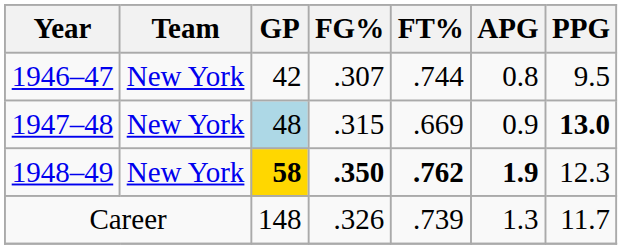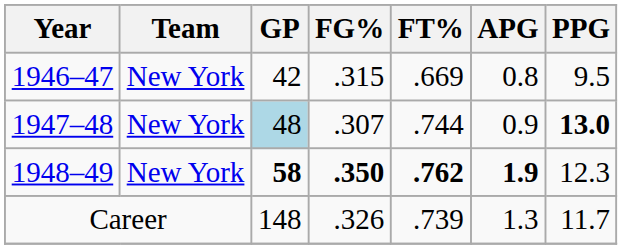(359, 76) .307 -> (359, 76) .315
(438, 76) .744 -> (438, 76) .669
(359, 124) .315 -> (359, 124) .307
(438, 124) .669 -> (438, 124) .744
(287, 172) gold background -> (287, 172) no background
